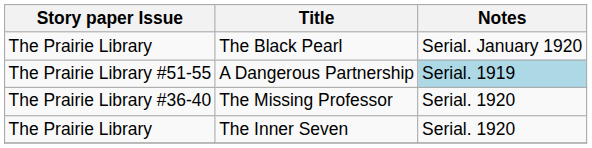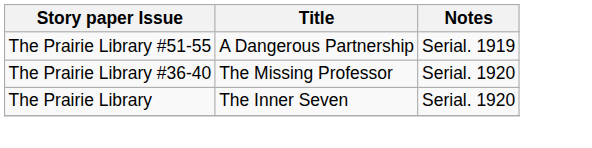- row: (281, 45)
(469, 73) lightblue background -> (469, 45) no background
